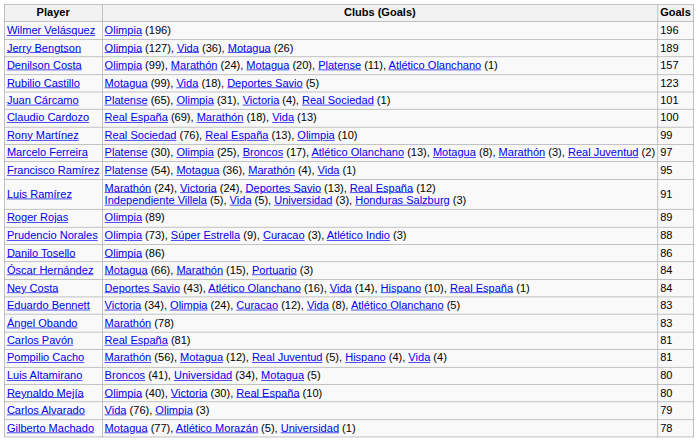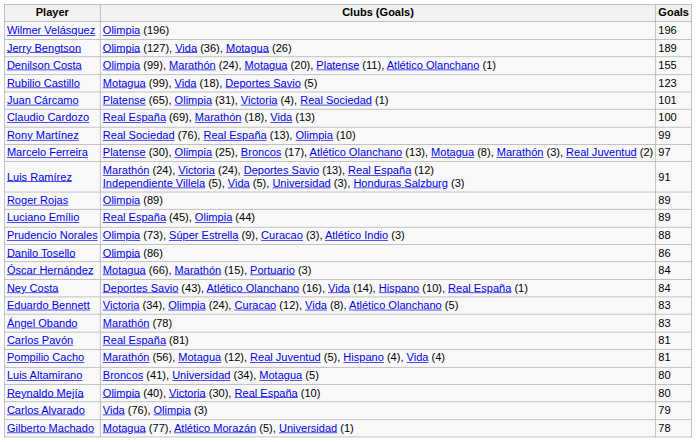(669, 65) 157 -> (668, 65) 155
- row: (53, 170)
+ row: (43, 218)
